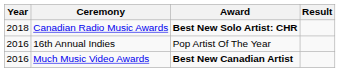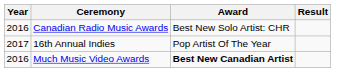(18, 28) 2018 -> (18, 28) 2016
(235, 28) bold -> (231, 28) normal
(18, 43) 2016 -> (18, 43) 2017
